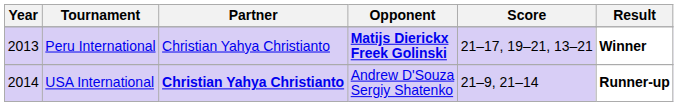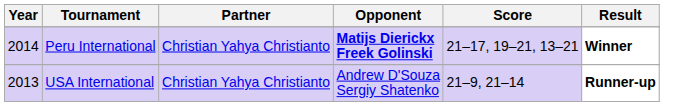(23, 46) 2013 -> (23, 46) 2014
(23, 83) 2014 -> (23, 83) 2013
(253, 83) bold -> (246, 83) normal
